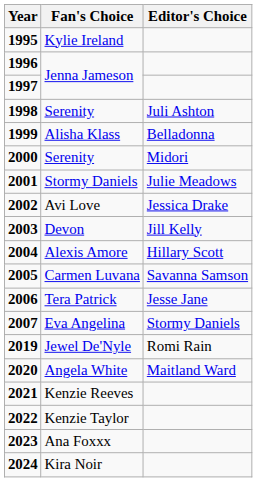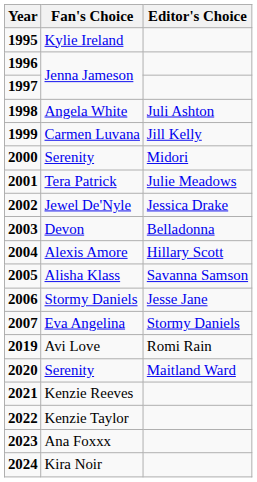(69, 110) Serenity -> (86, 110) Angela White
(82, 134) Alisha Klass -> (92, 134) Carmen Luvana
(181, 134) Belladonna -> (174, 134) Jill Kelly
(91, 181) Stormy Daniels -> (81, 181) Tera Patrick
(72, 205) Avi Love -> (88, 205) Jewel De'Nyle
(174, 228) Jill Kelly -> (181, 228) Belladonna
(92, 275) Carmen Luvana -> (82, 275) Alisha Klass
(81, 299) Tera Patrick -> (91, 299) Stormy Daniels
(88, 346) Jewel De'Nyle -> (72, 346) Avi Love
(86, 370) Angela White -> (69, 370) Serenity
